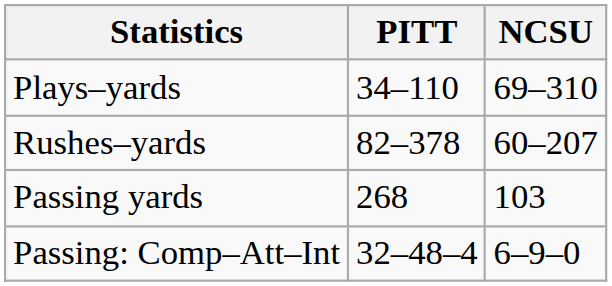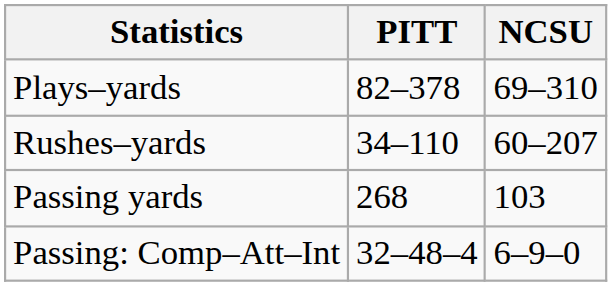(408, 87) 34–110 -> (408, 87) 82–378
(408, 142) 82–378 -> (408, 142) 34–110
